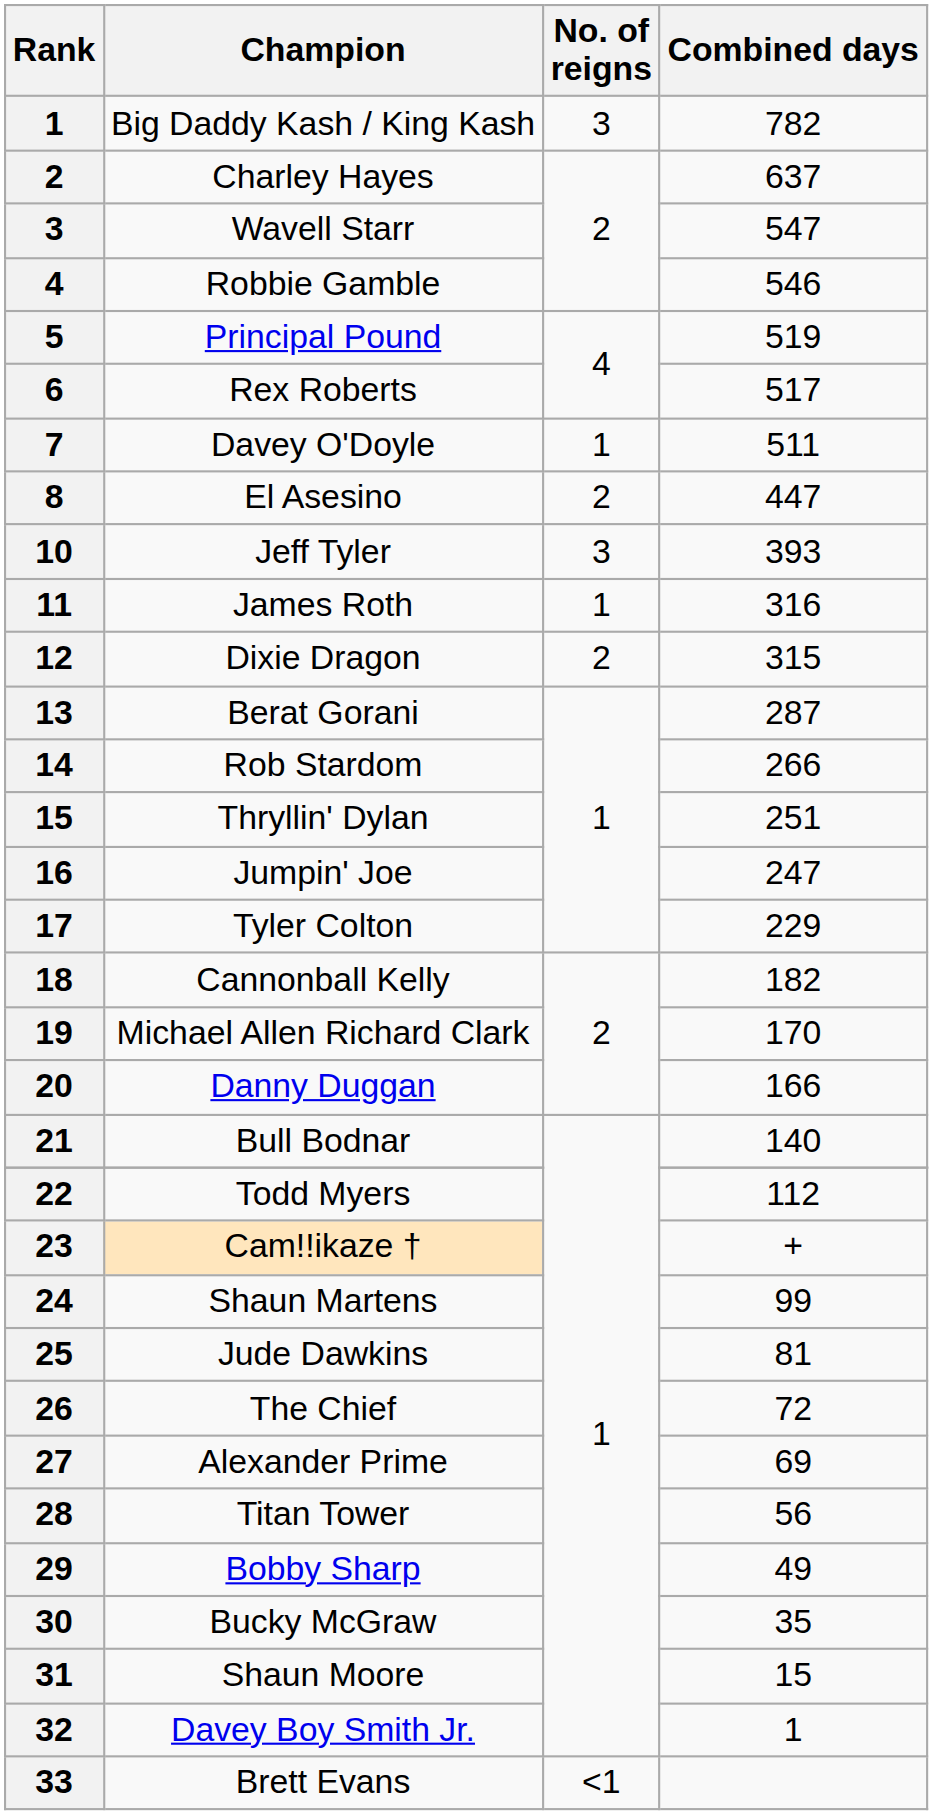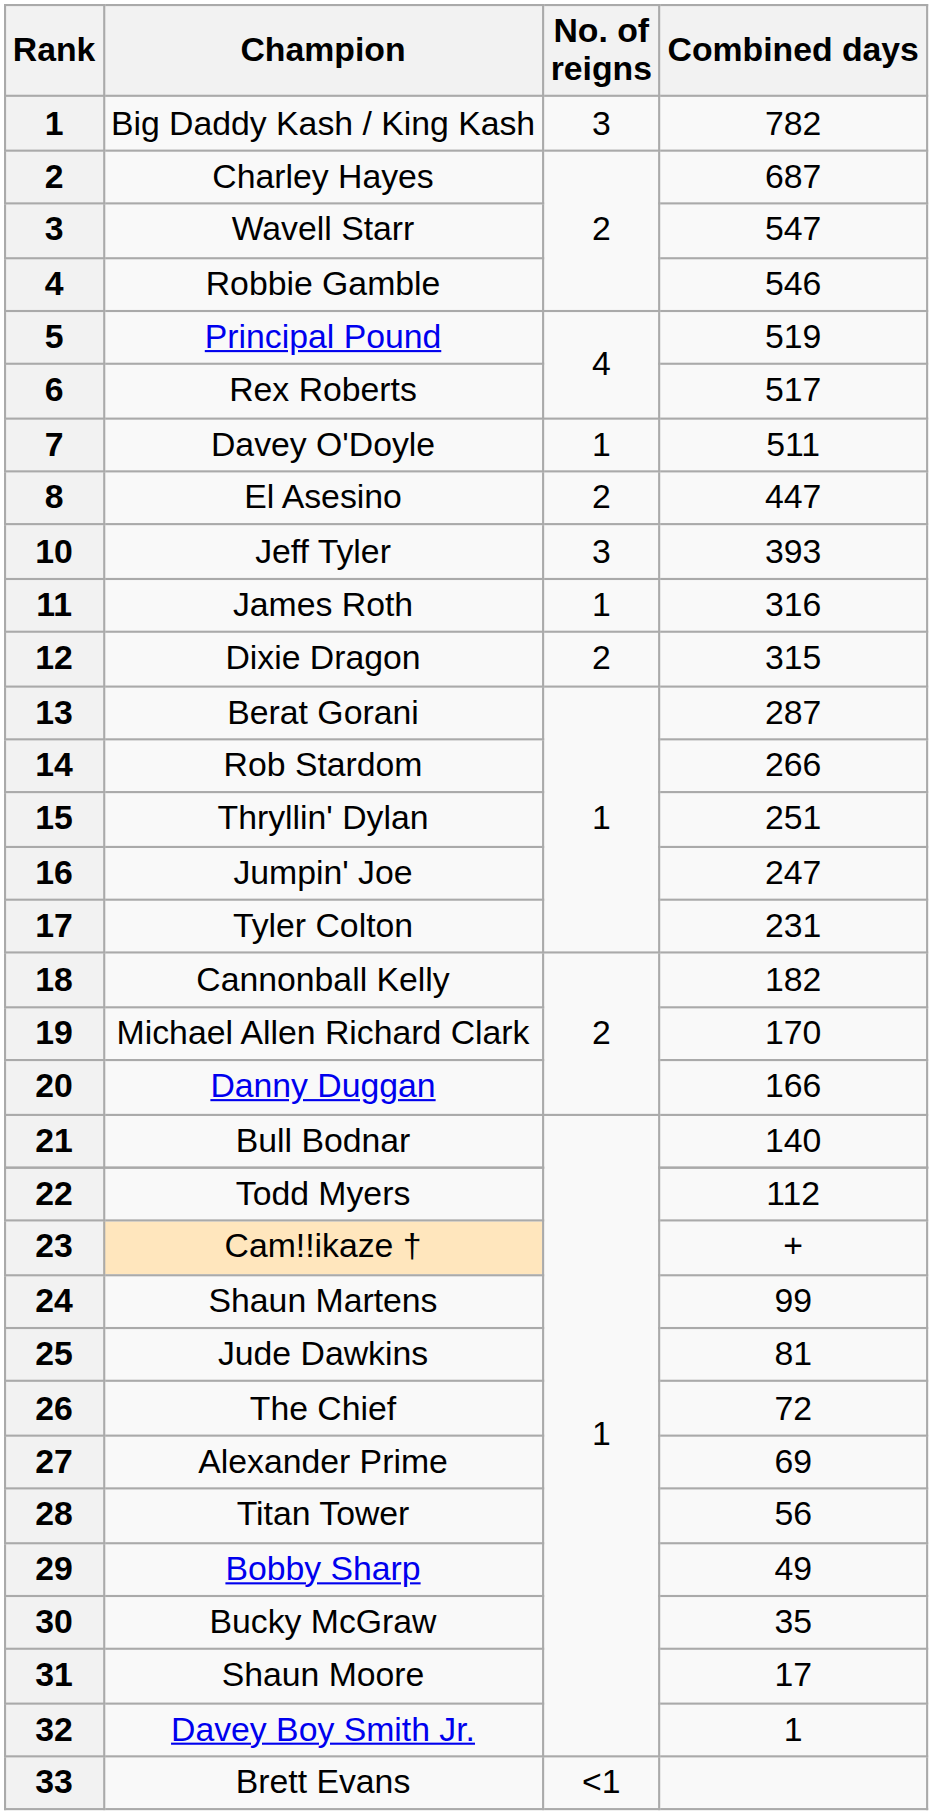(793, 176) 637 -> (793, 176) 687
(793, 925) 229 -> (793, 925) 231
(793, 1675) 15 -> (793, 1675) 17
